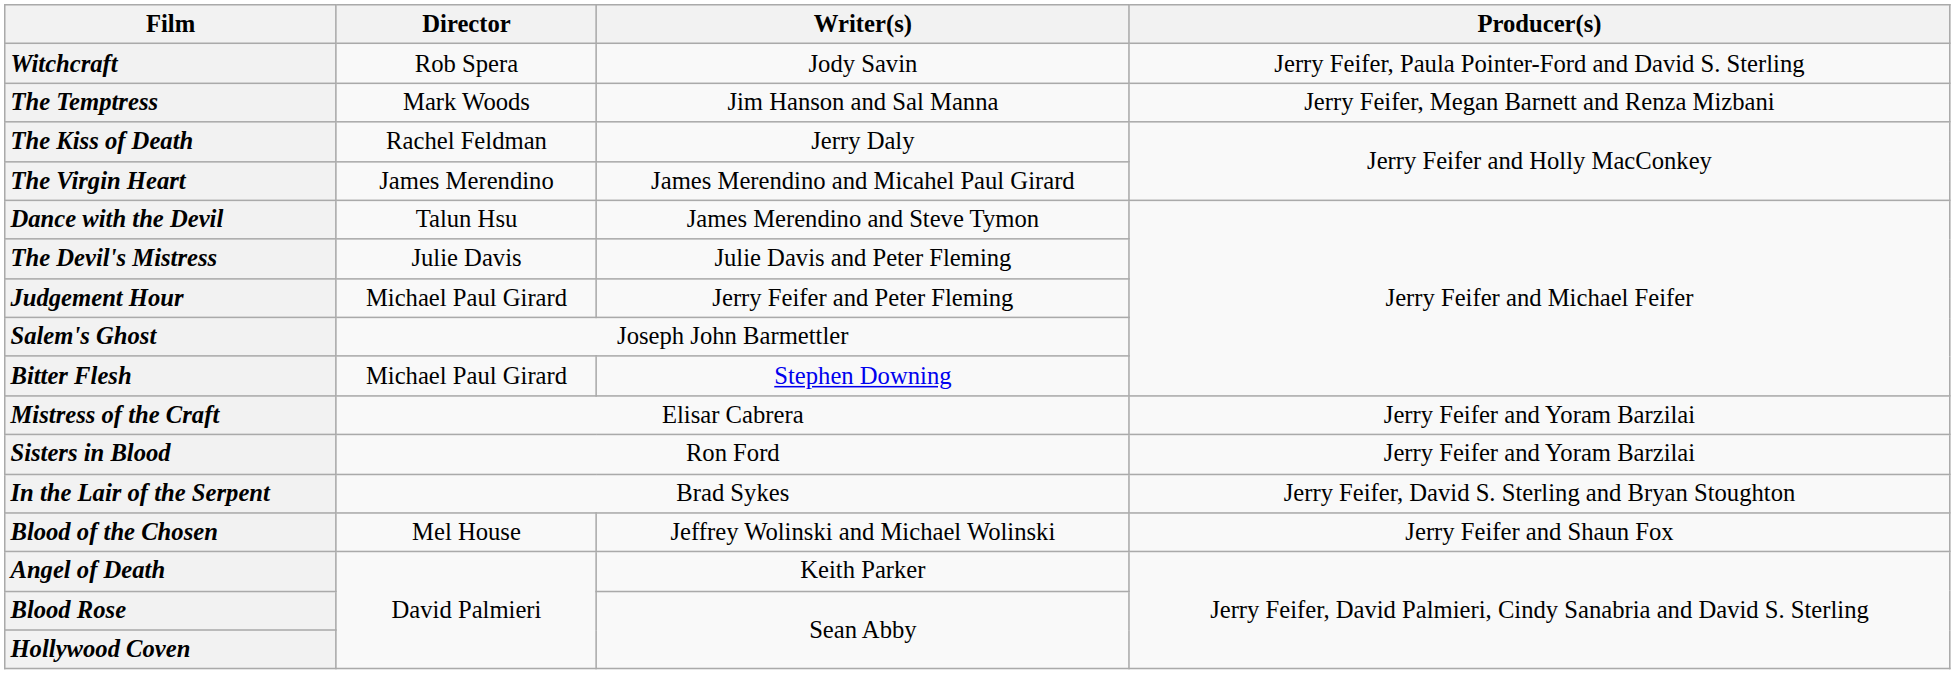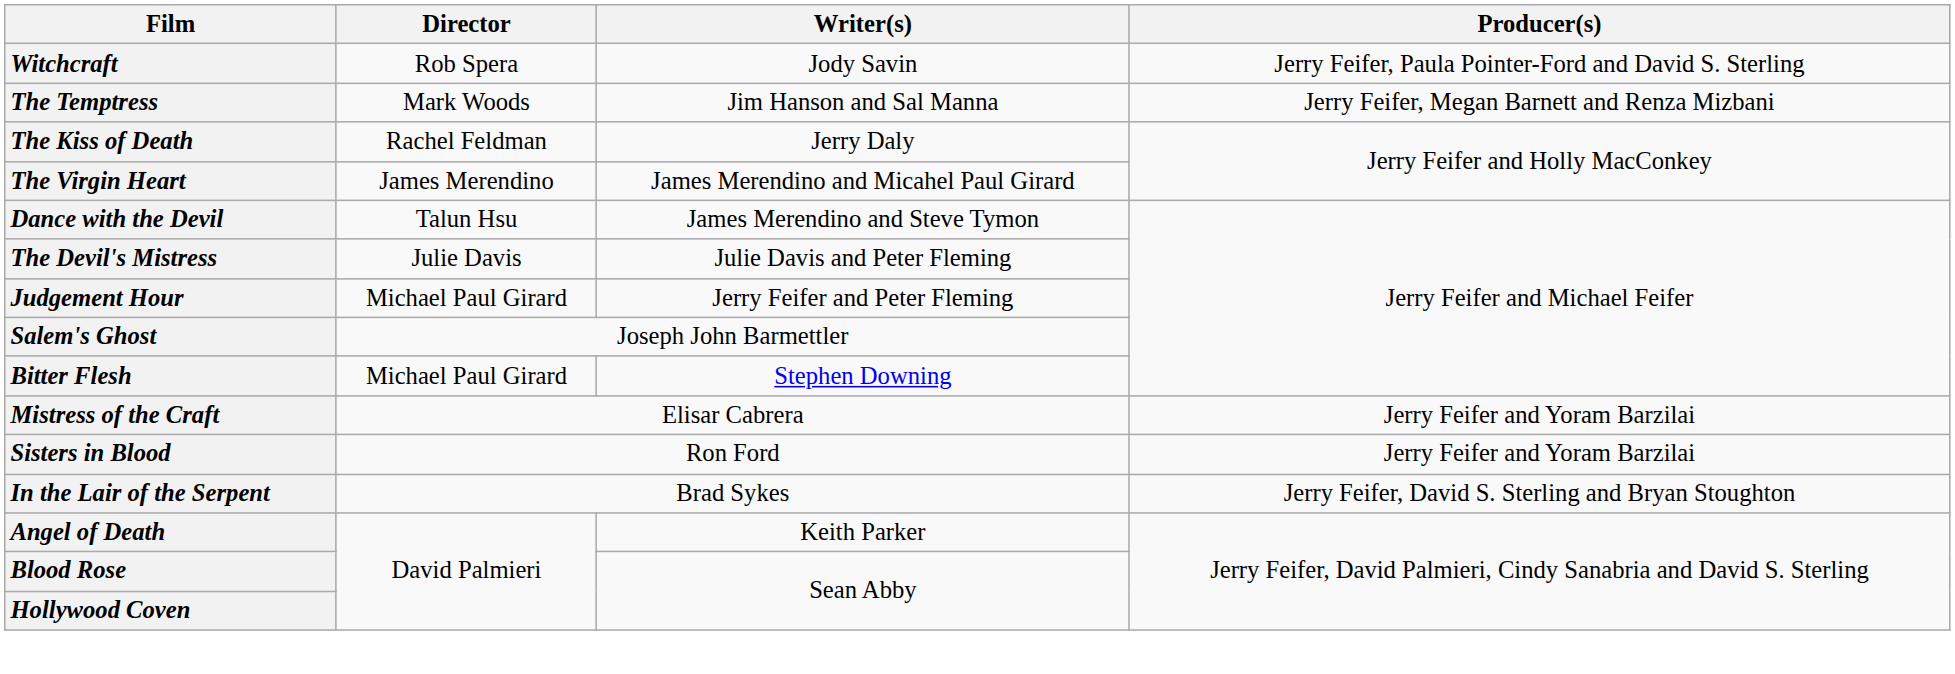- row: (114, 532)
